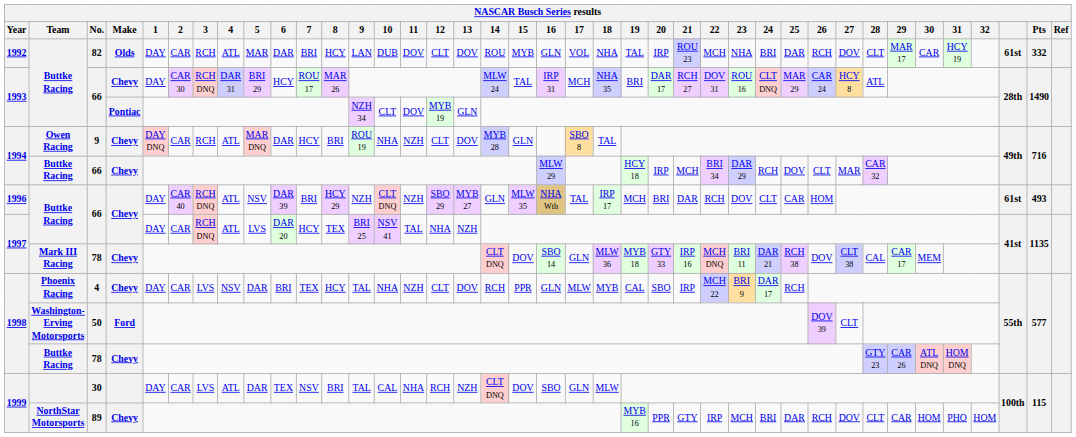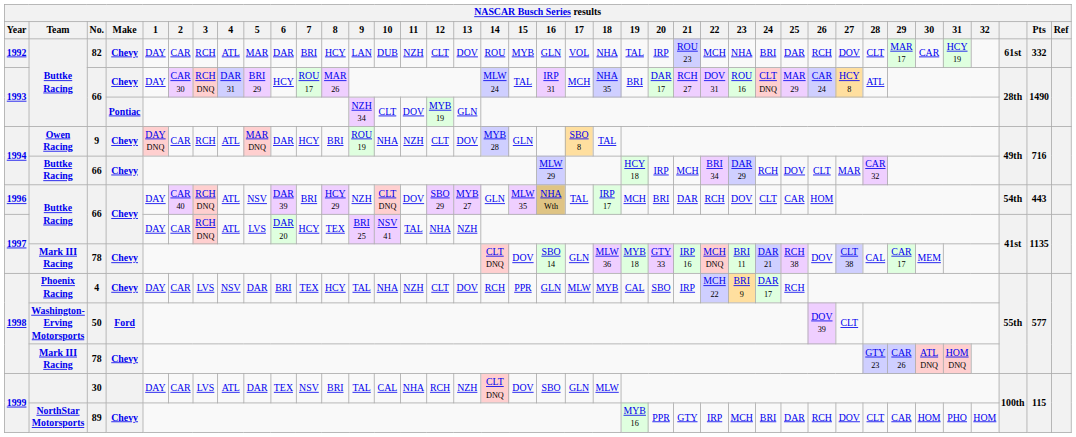(125, 53) Olds -> (125, 53) Chevy
(413, 53) DOV -> (413, 53) NZH
(413, 199) NZH -> (413, 199) DOV
(1013, 199) 61st -> (1013, 199) 54th
(1039, 199) 493 -> (1039, 199) 443
(58, 358) Buttke Racing -> (58, 358) Mark III Racing
